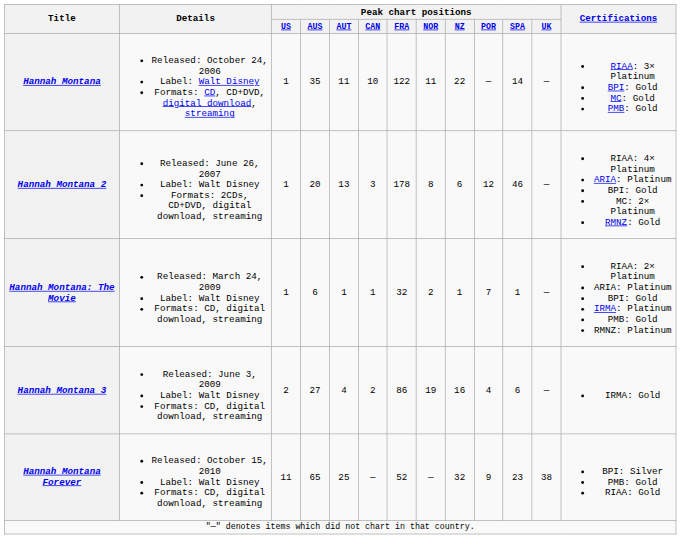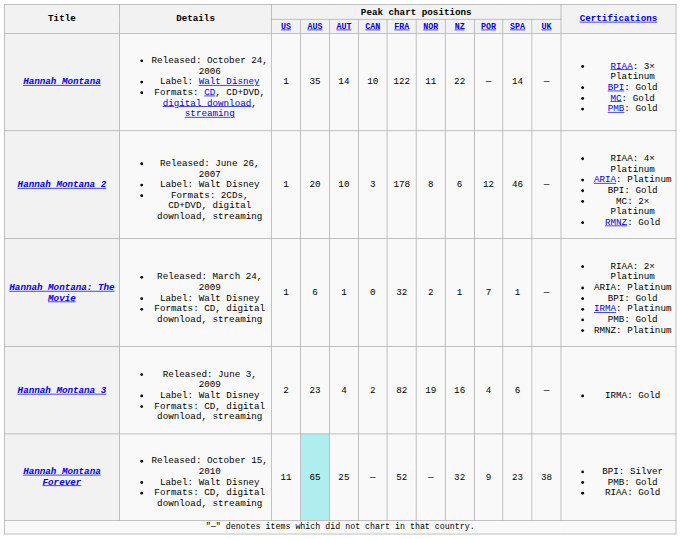(344, 82) 11 -> (344, 82) 14
(344, 185) 13 -> (344, 185) 10
(373, 293) 1 -> (373, 293) 0
(315, 390) 27 -> (315, 390) 23
(402, 390) 86 -> (402, 390) 82
(315, 477) no background -> (315, 477) paleturquoise background
